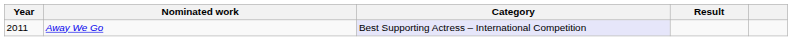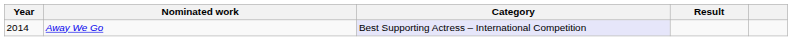(17, 28) 2011 -> (18, 28) 2014
